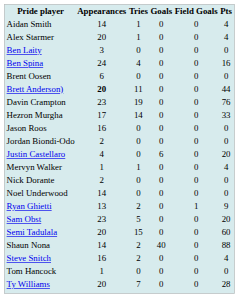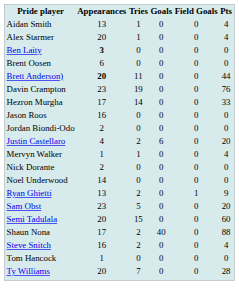(102, 24) 14 -> (102, 24) 13
(102, 50) normal -> (102, 50) bold
- row: (25, 63)
(138, 154) 0 -> (138, 141) 2
(102, 245) 14 -> (102, 232) 17
